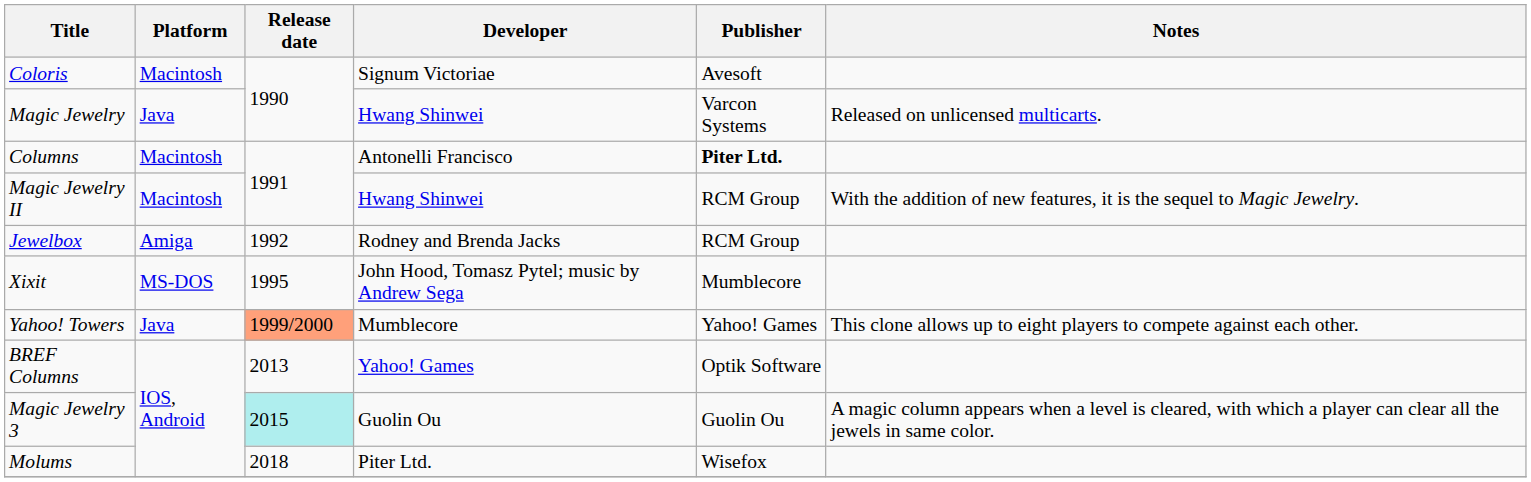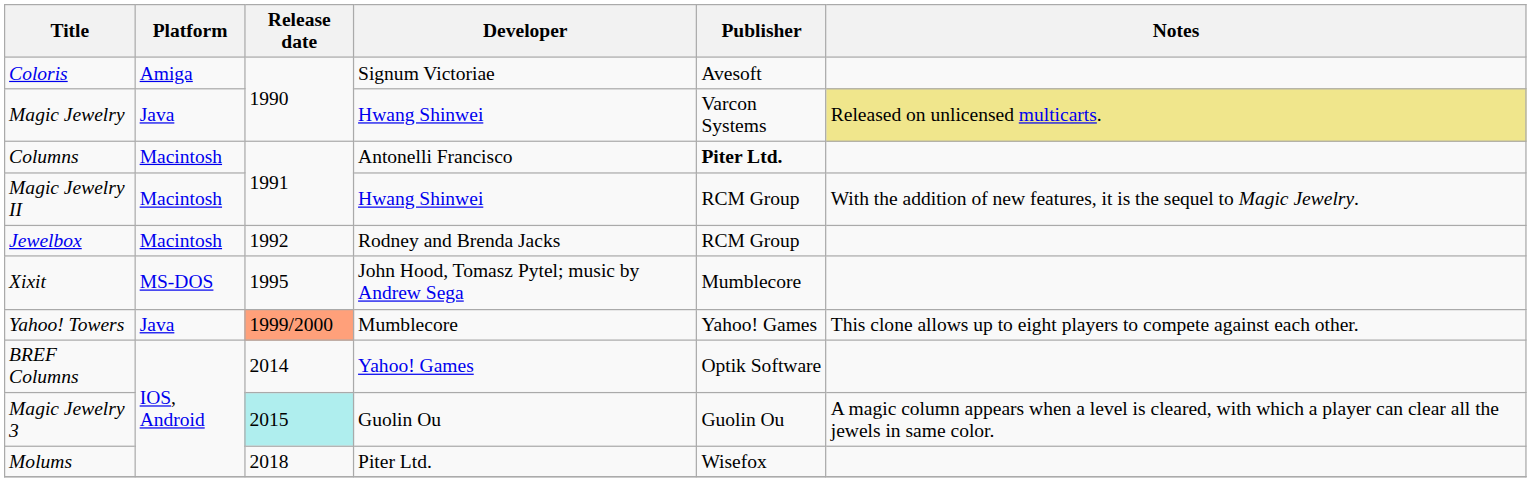(181, 72) Macintosh -> (166, 72) Amiga
(966, 114) no background -> (966, 114) khaki background
(166, 240) Amiga -> (181, 240) Macintosh
(269, 366) 2013 -> (269, 366) 2014
